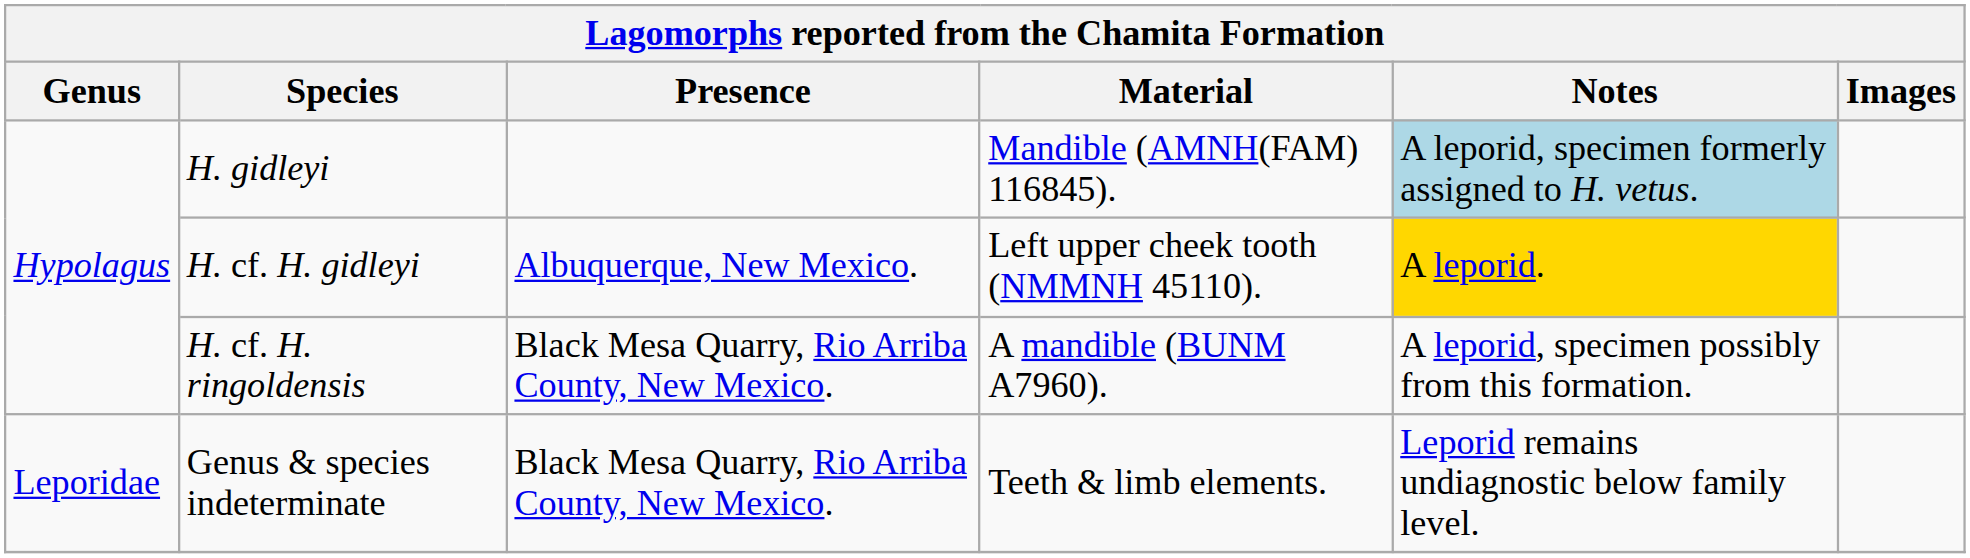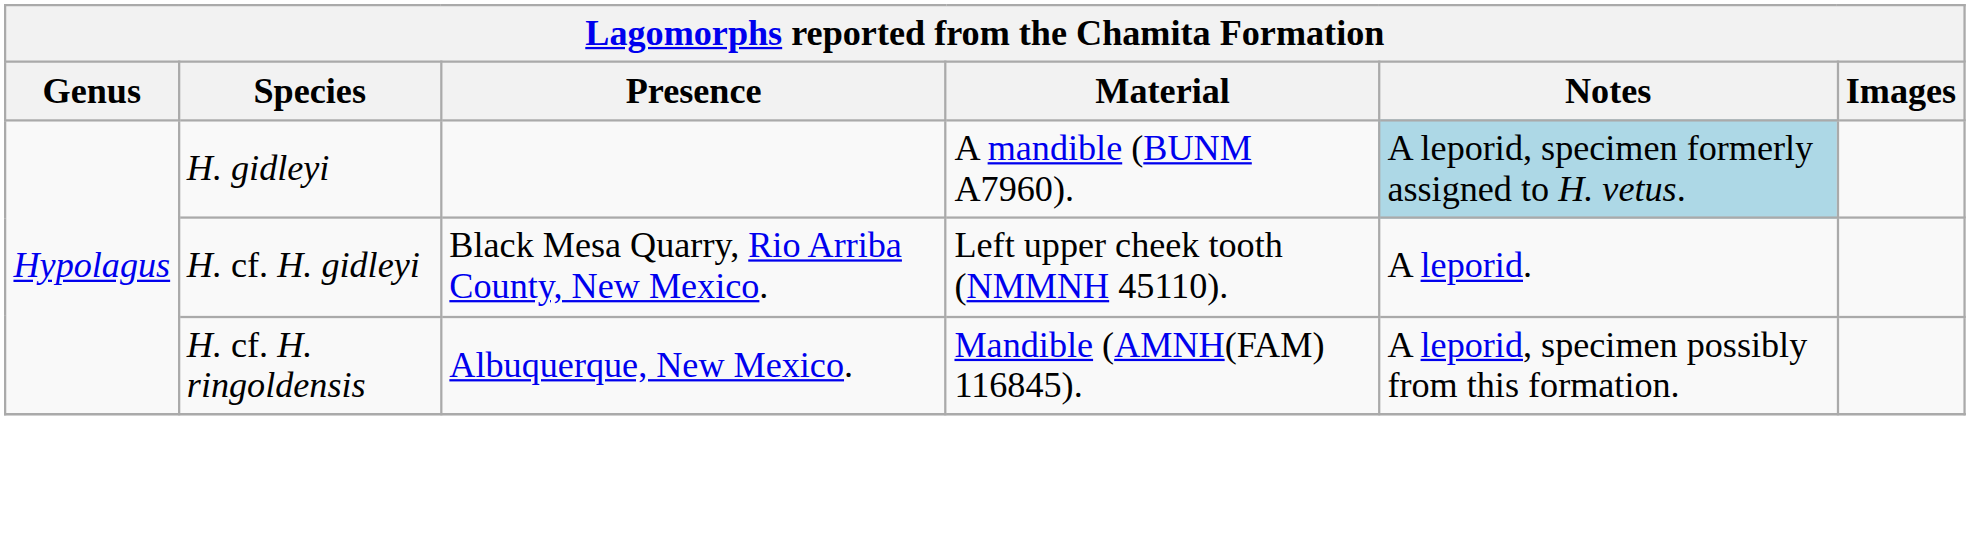(1173, 168) Mandible (AMNH(FAM) 116845). -> (1103, 168) A mandible (BUNM A7960).
(716, 266) Albuquerque, New Mexico. -> (676, 266) Black Mesa Quarry, Rio Arriba County, New Mexico.
(1473, 266) gold background -> (1460, 266) no background
(741, 364) Black Mesa Quarry, Rio Arriba County, New Mexico. -> (651, 364) Albuquerque, New Mexico.
(1137, 364) A mandible (BUNM A7960). -> (1139, 364) Mandible (AMNH(FAM) 116845).
- row: (308, 482)
